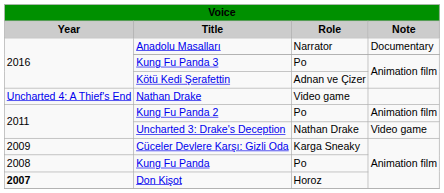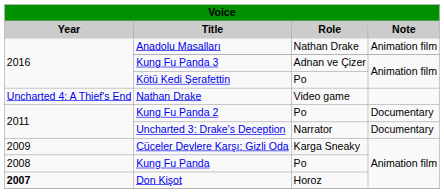(313, 46) Narrator -> (326, 46) Nathan Drake
(402, 46) Documentary -> (404, 46) Animation film
(300, 63) Po -> (330, 63) Adnan ve Çizer
(330, 79) Adnan ve Çizer -> (300, 79) Po
(404, 113) Animation film -> (402, 113) Documentary
(326, 130) Nathan Drake -> (313, 130) Narrator
(399, 130) Video game -> (402, 130) Documentary
